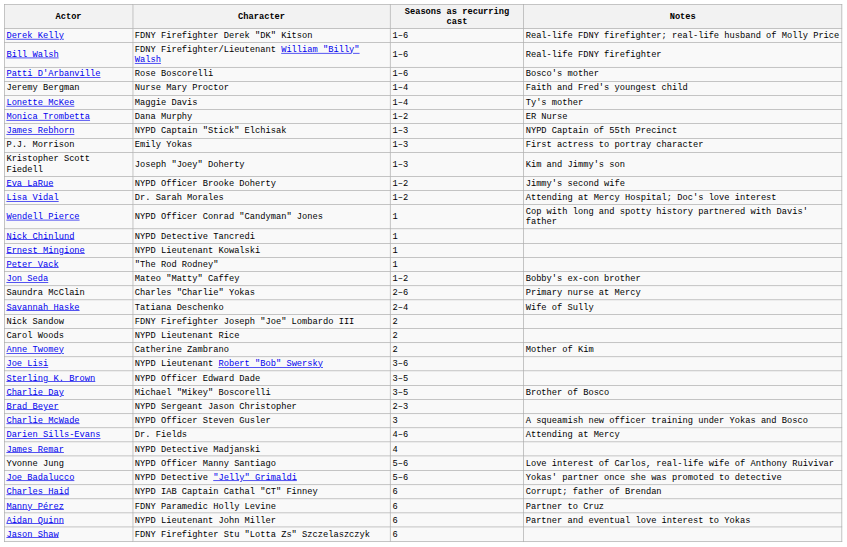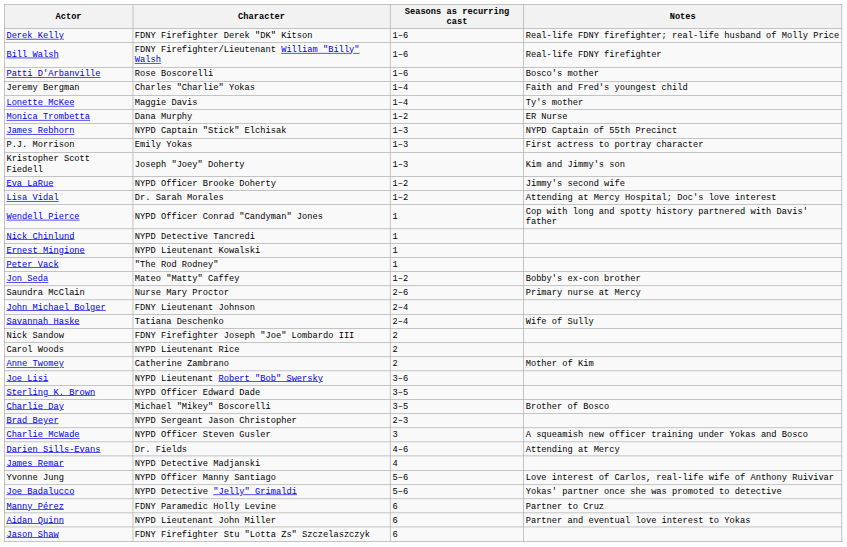(182, 88) Nurse Mary Proctor -> (195, 88) Charles "Charlie" Yokas
(195, 293) Charles "Charlie" Yokas -> (182, 293) Nurse Mary Proctor
+ row: (56, 307)
- row: (38, 492)
